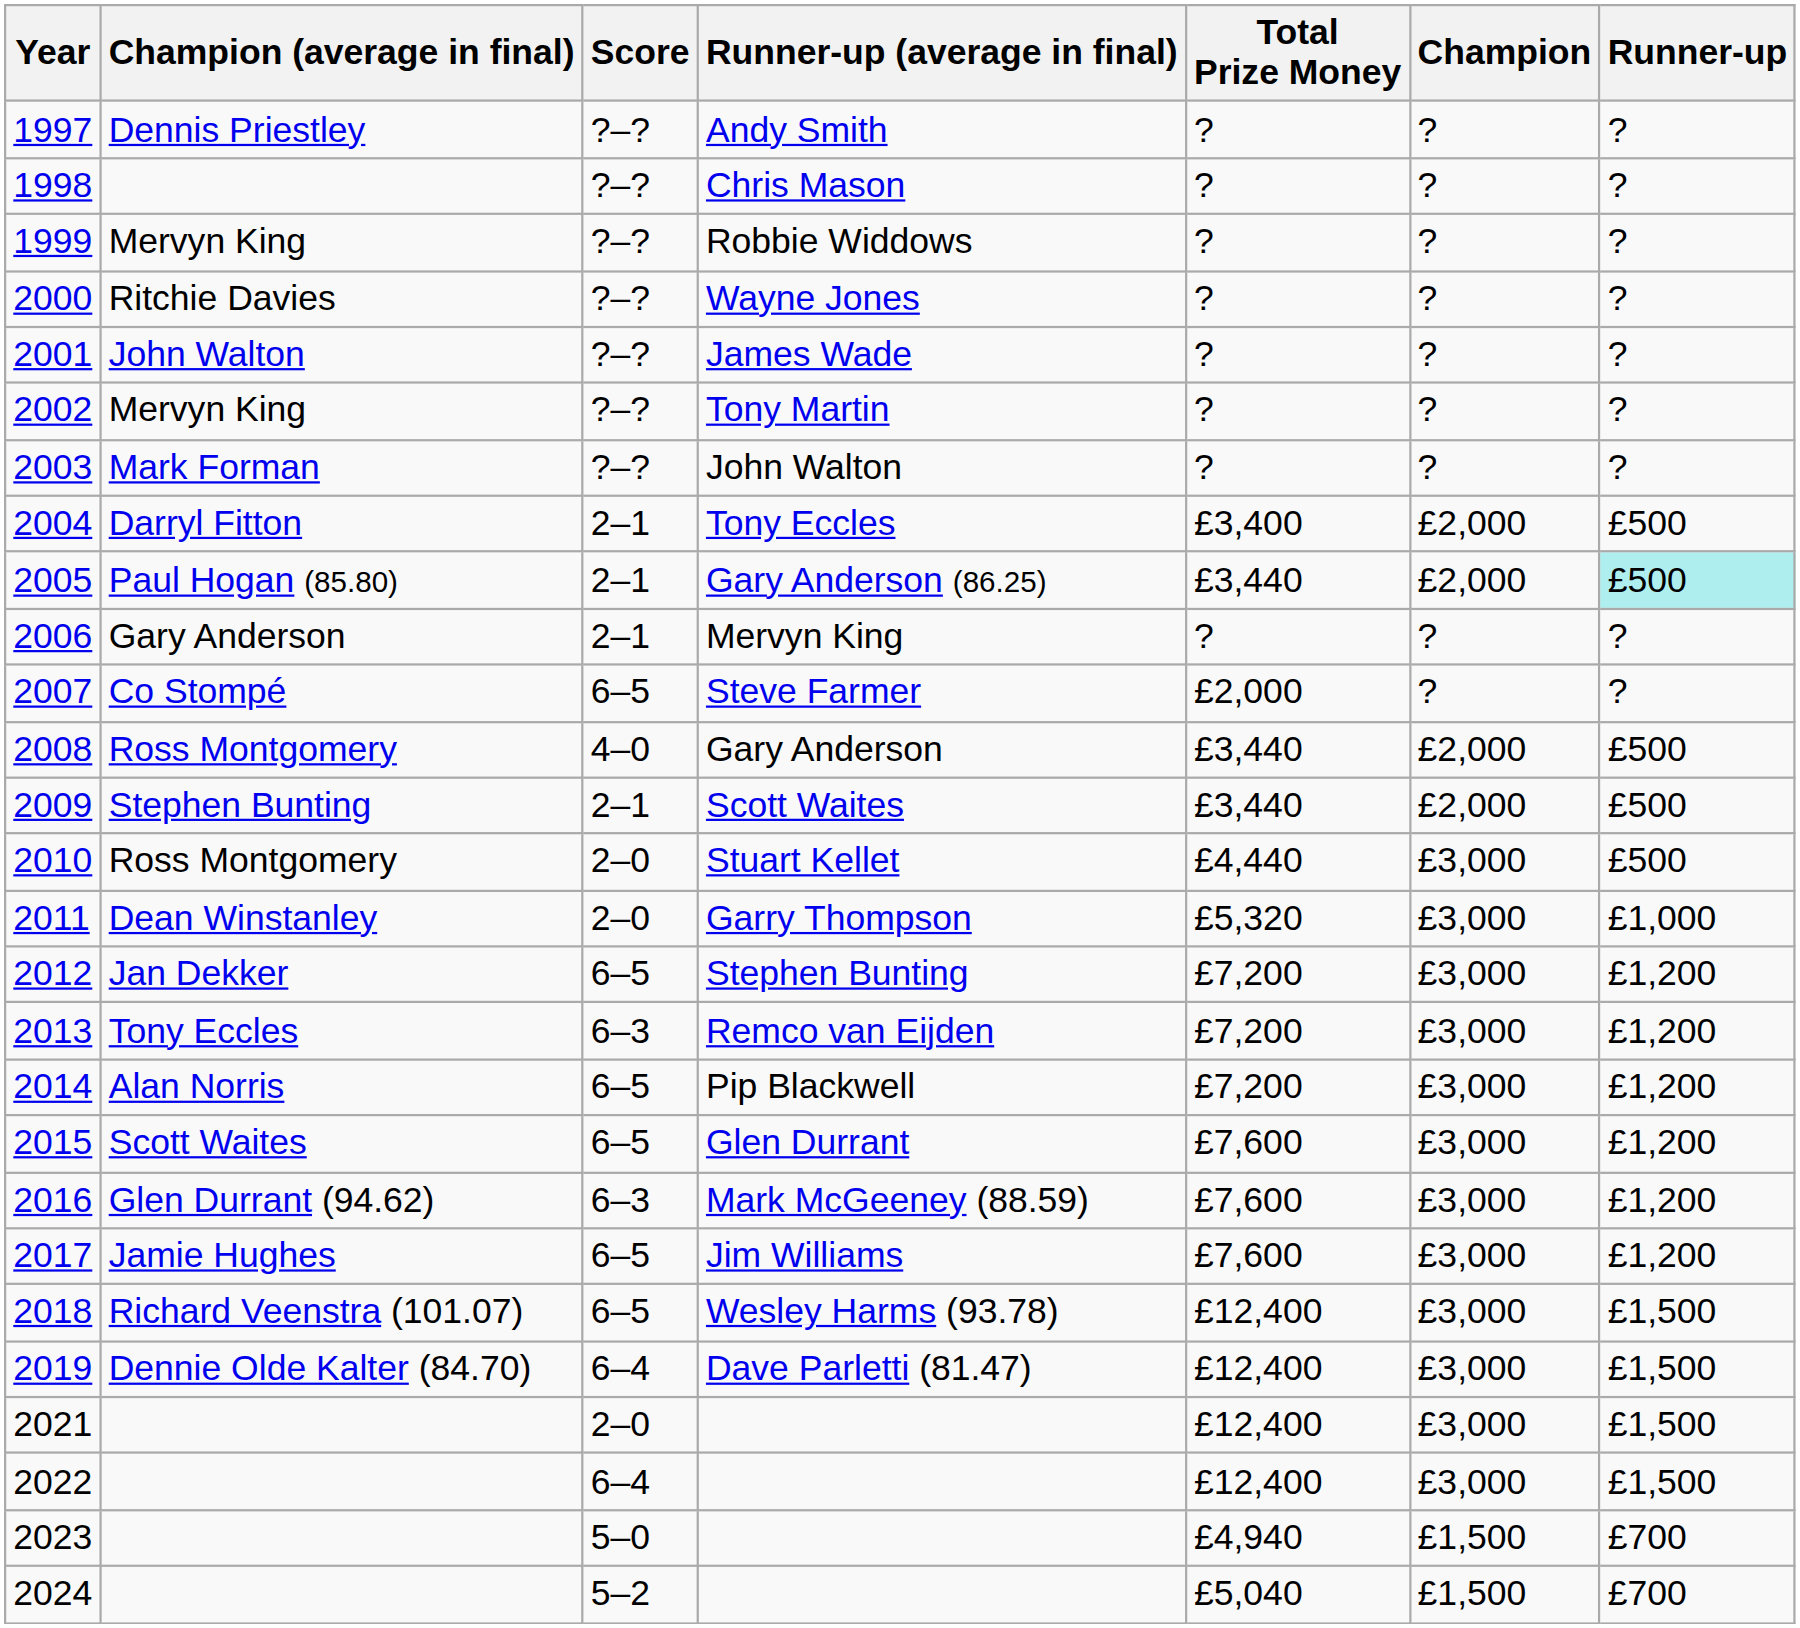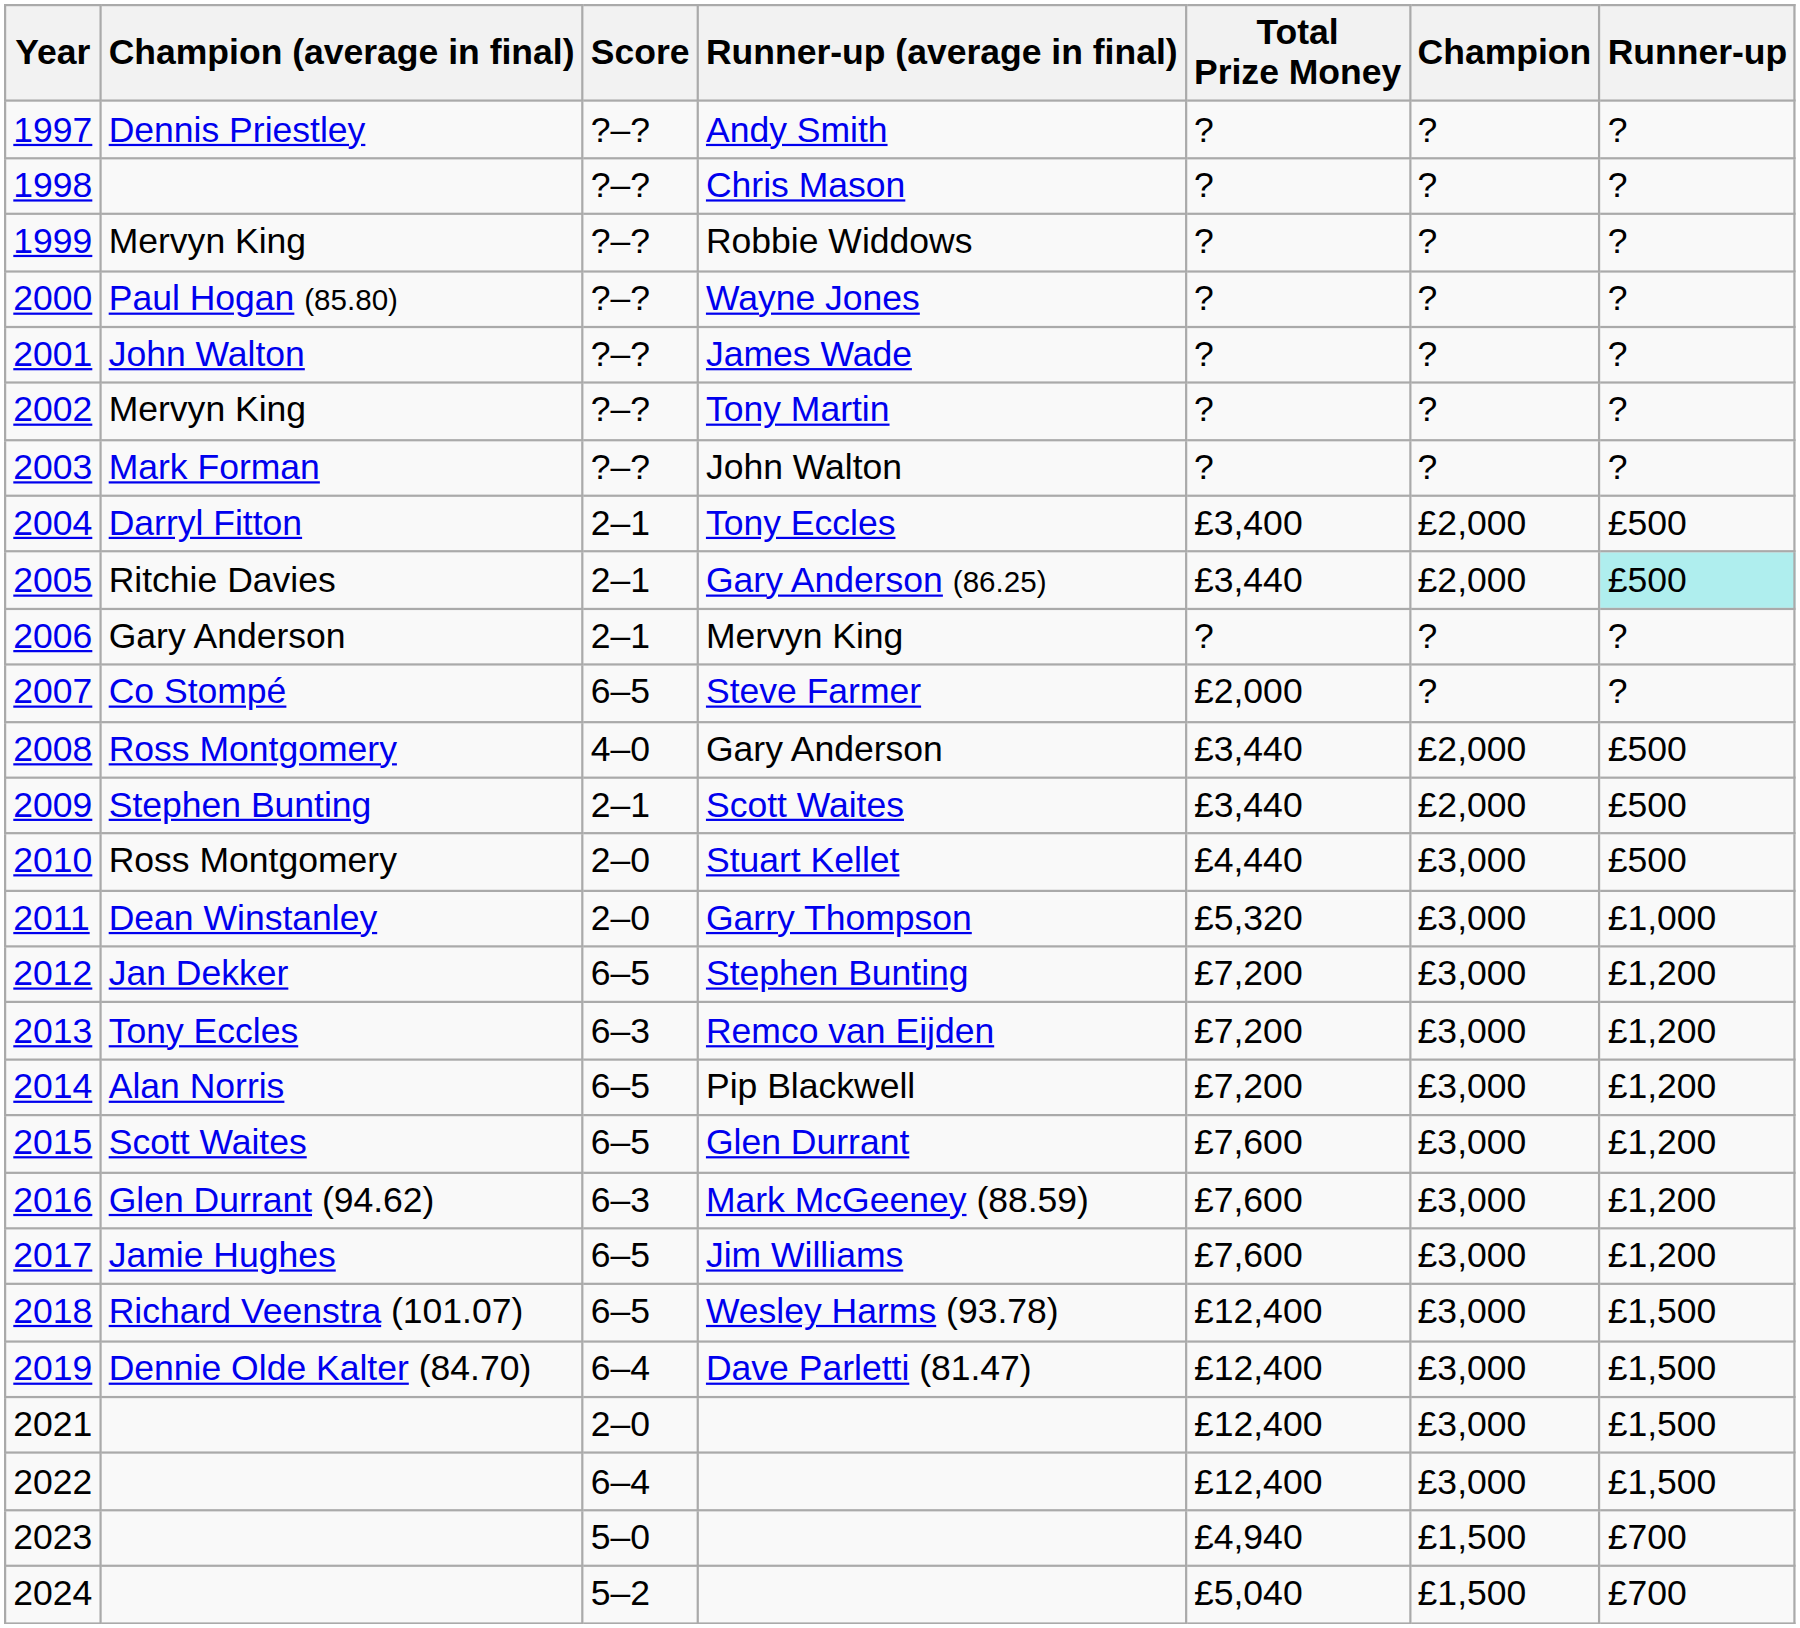(222, 297) Ritchie Davies -> (253, 297) Paul Hogan (85.80)
(253, 579) Paul Hogan (85.80) -> (222, 579) Ritchie Davies
